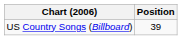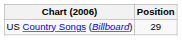(156, 27) 39 -> (156, 27) 29
